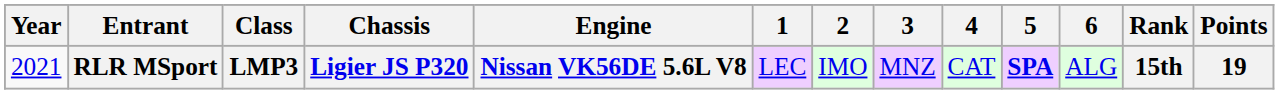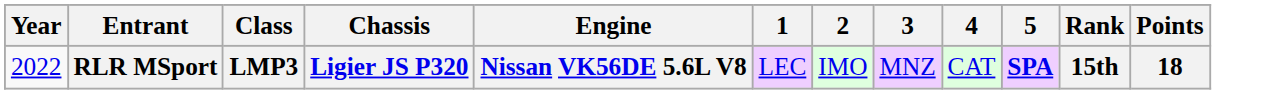- column: (1091, 24)
(36, 66) 2021 -> (36, 66) 2022
(1234, 66) 19 -> (1170, 66) 18
